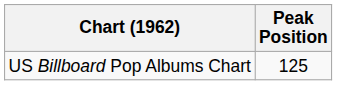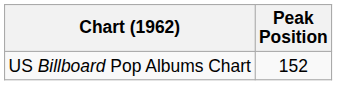(293, 65) 125 -> (293, 65) 152
